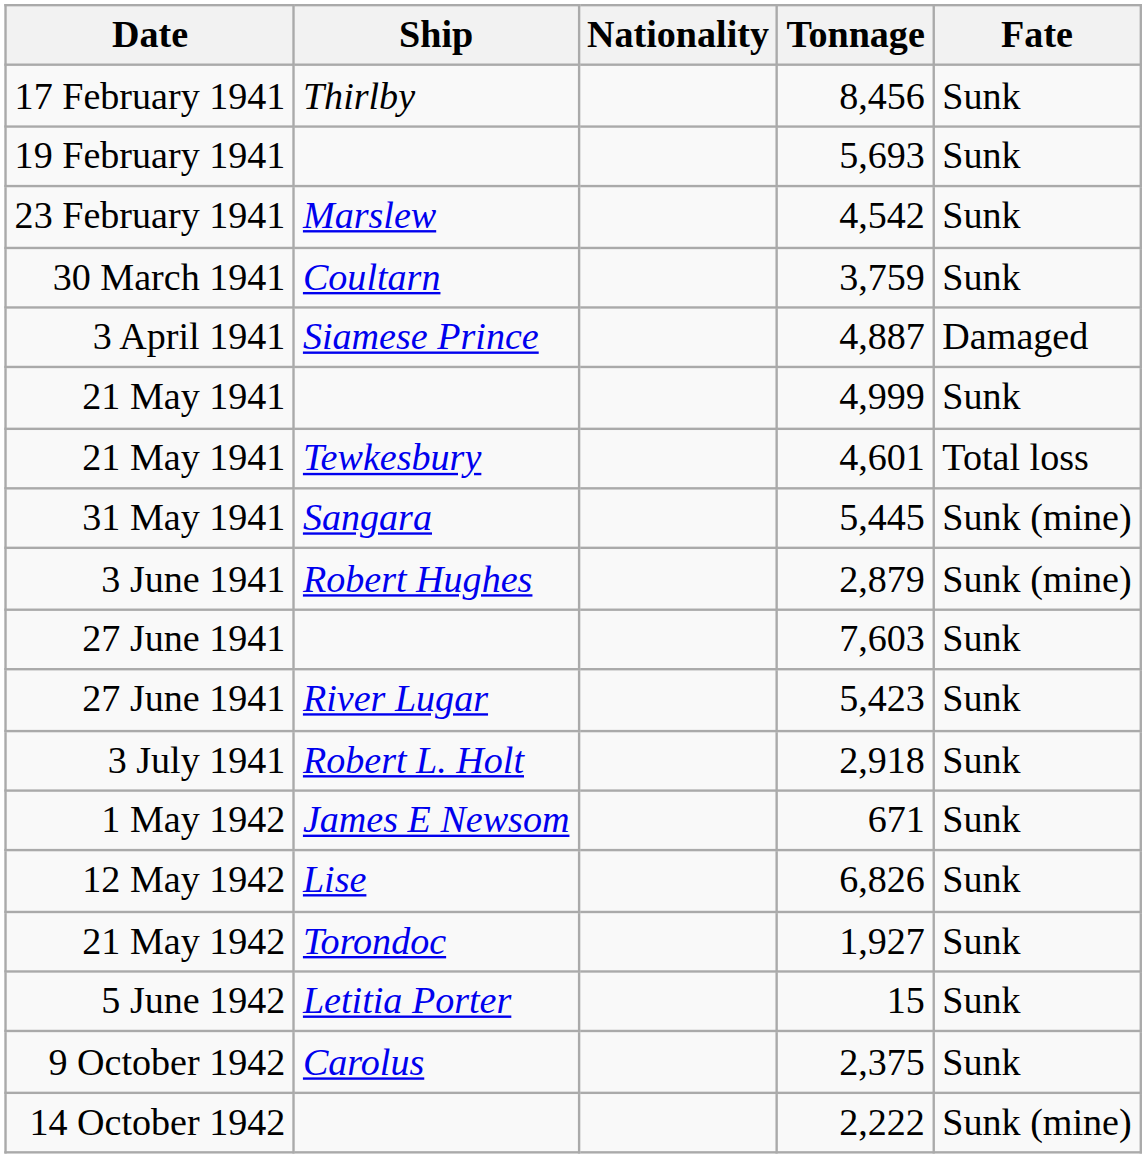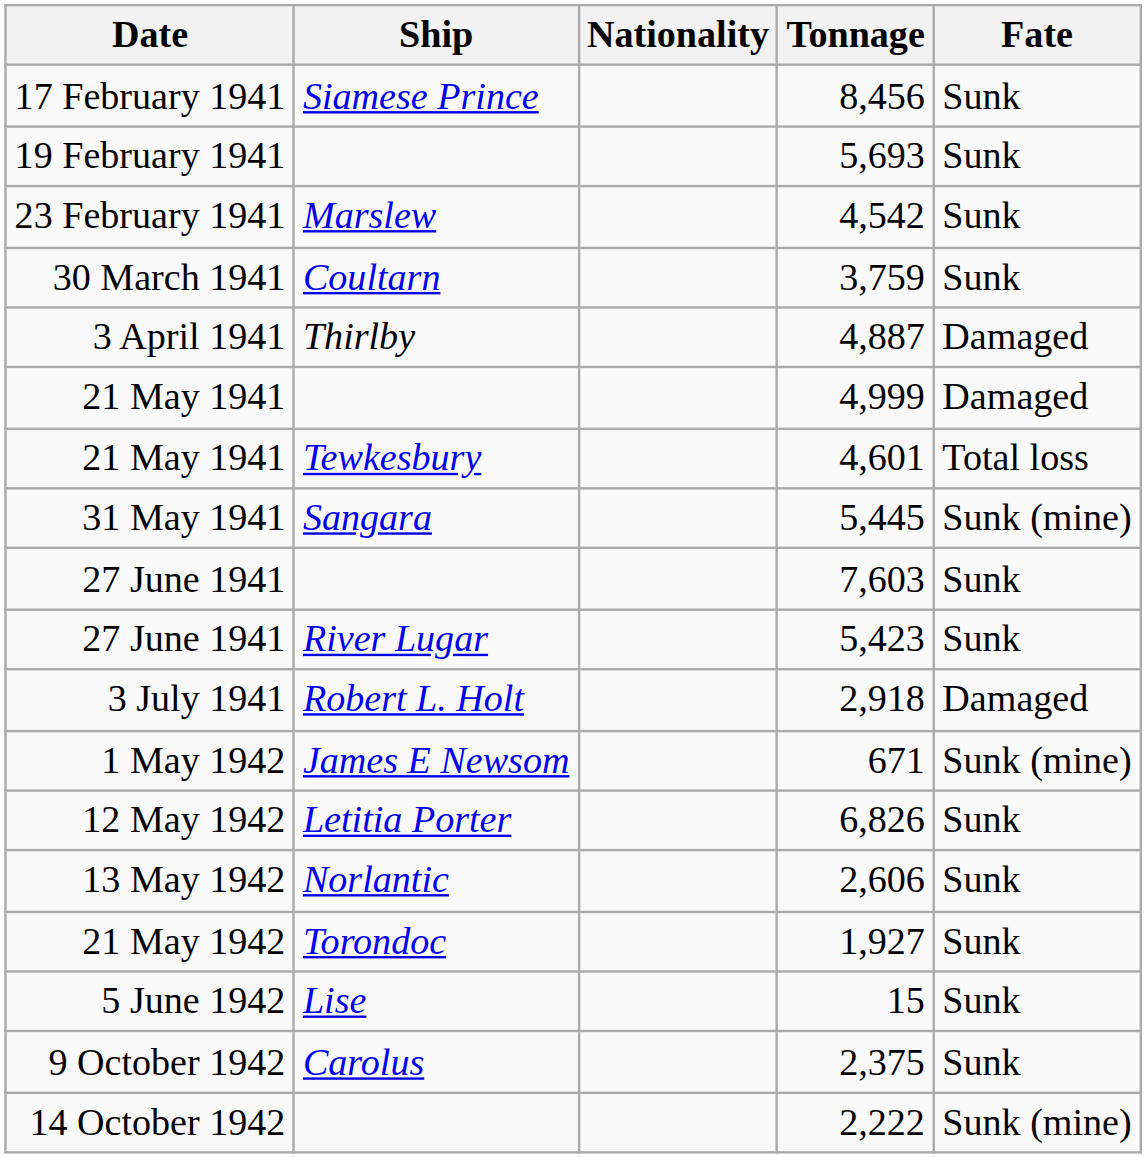(359, 95) Thirlby -> (421, 95) Siamese Prince
(421, 336) Siamese Prince -> (359, 336) Thirlby
(982, 397) Sunk -> (1015, 397) Damaged
- row: (882, 578)
(982, 759) Sunk -> (1015, 699) Damaged
(982, 819) Sunk -> (1037, 759) Sunk (mine)
(335, 880) Lise -> (407, 819) Letitia Porter
+ row: (882, 880)
(407, 1000) Letitia Porter -> (335, 1000) Lise
